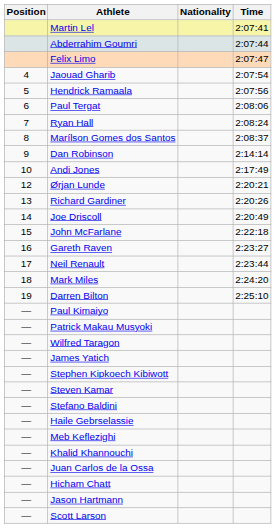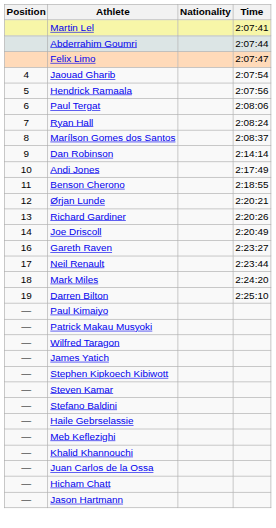+ row: (88, 185)
- row: (86, 232)
- row: (78, 515)
